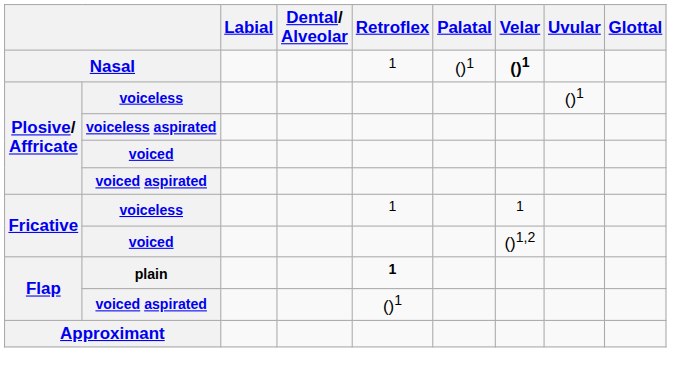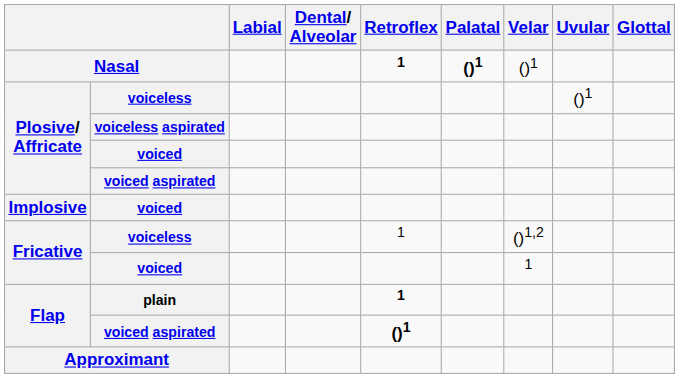(393, 62) normal -> (401, 66) bold
(464, 66) normal -> (473, 66) bold
(520, 66) bold -> (528, 66) normal
+ row: (48, 207)
(520, 206) 1 -> (528, 236) ()1,2
(520, 241) ()1,2 -> (528, 264) 1
(393, 304) normal -> (401, 331) bold
